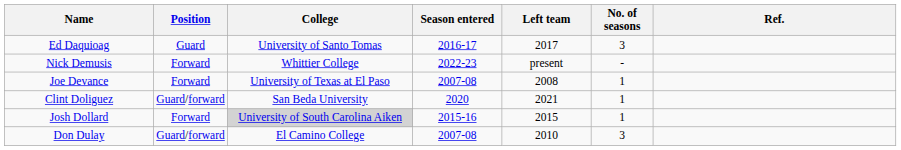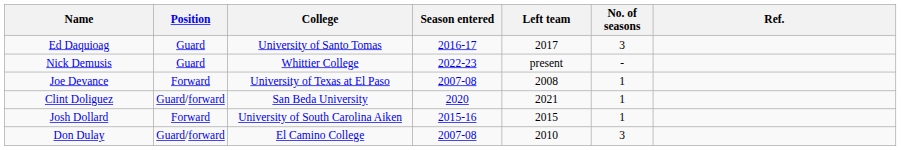(191, 63) Forward -> (191, 63) Guard
(320, 117) lightgrey background -> (320, 117) no background
